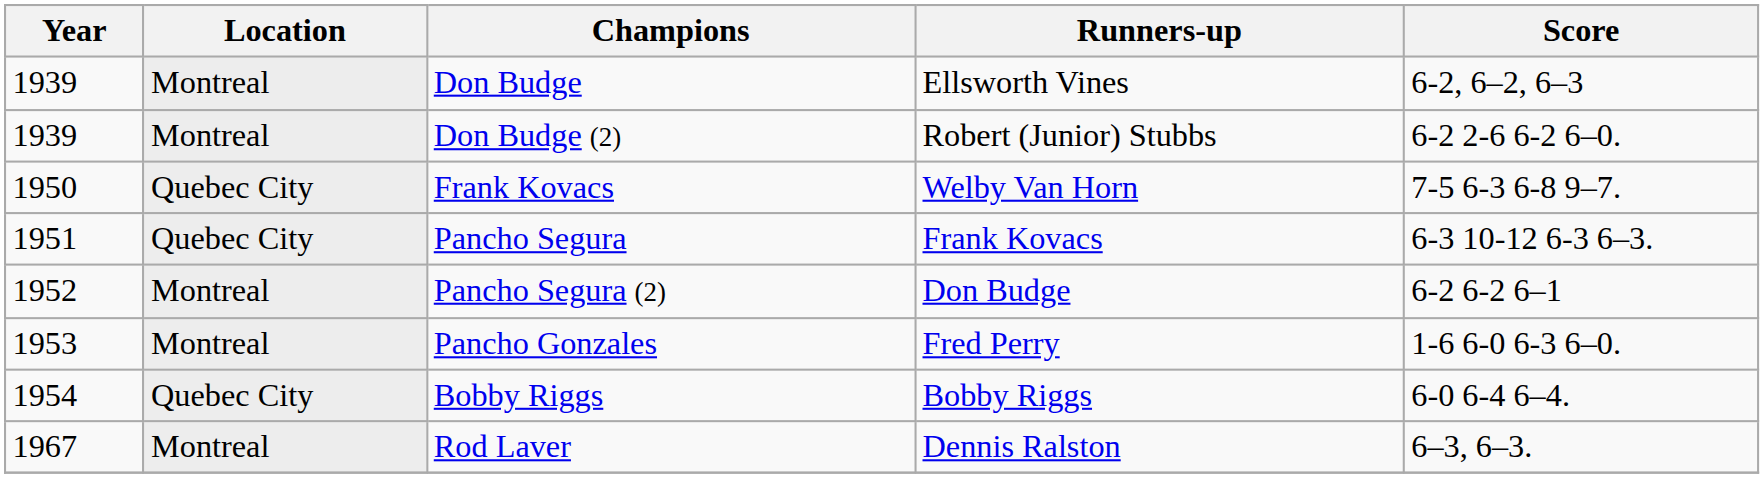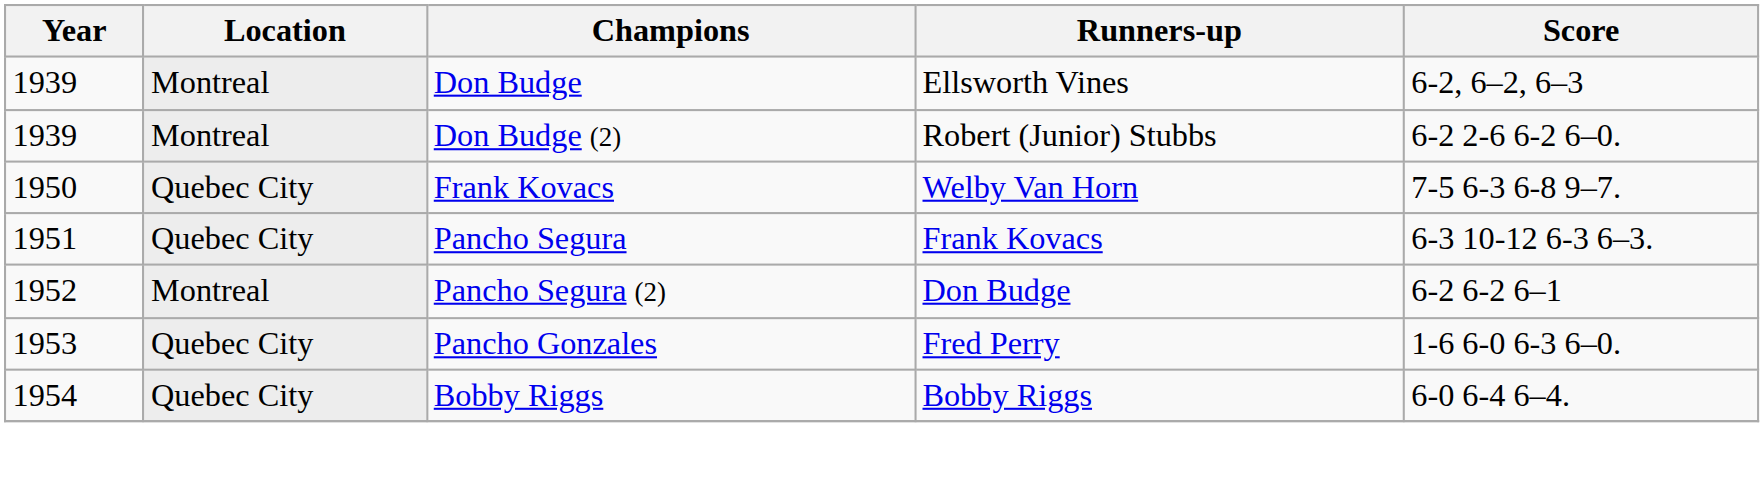(210, 342) Montreal -> (232, 342) Quebec City
- row: (502, 446)
